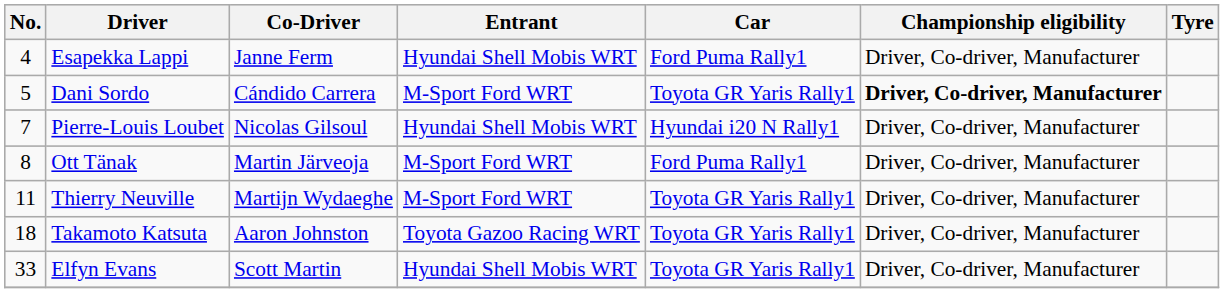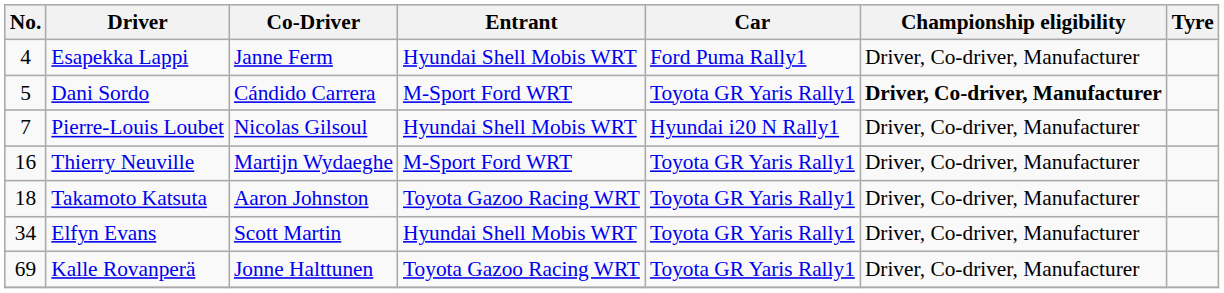- row: (94, 162)
(26, 197) 11 -> (26, 162) 16
(26, 268) 33 -> (26, 233) 34
+ row: (123, 268)
